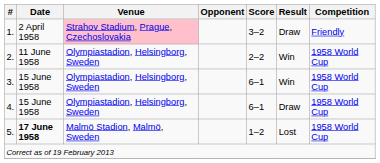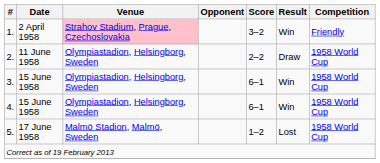(289, 32) Draw -> (287, 32) Win
(287, 57) Win -> (289, 57) Draw
(289, 107) Draw -> (287, 107) Win
(36, 132) bold -> (35, 132) normal
